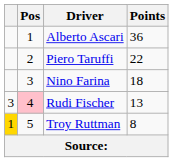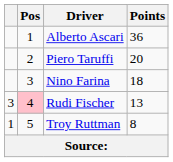(136, 59) 22 -> (136, 59) 20
(11, 124) gold background -> (11, 124) no background
